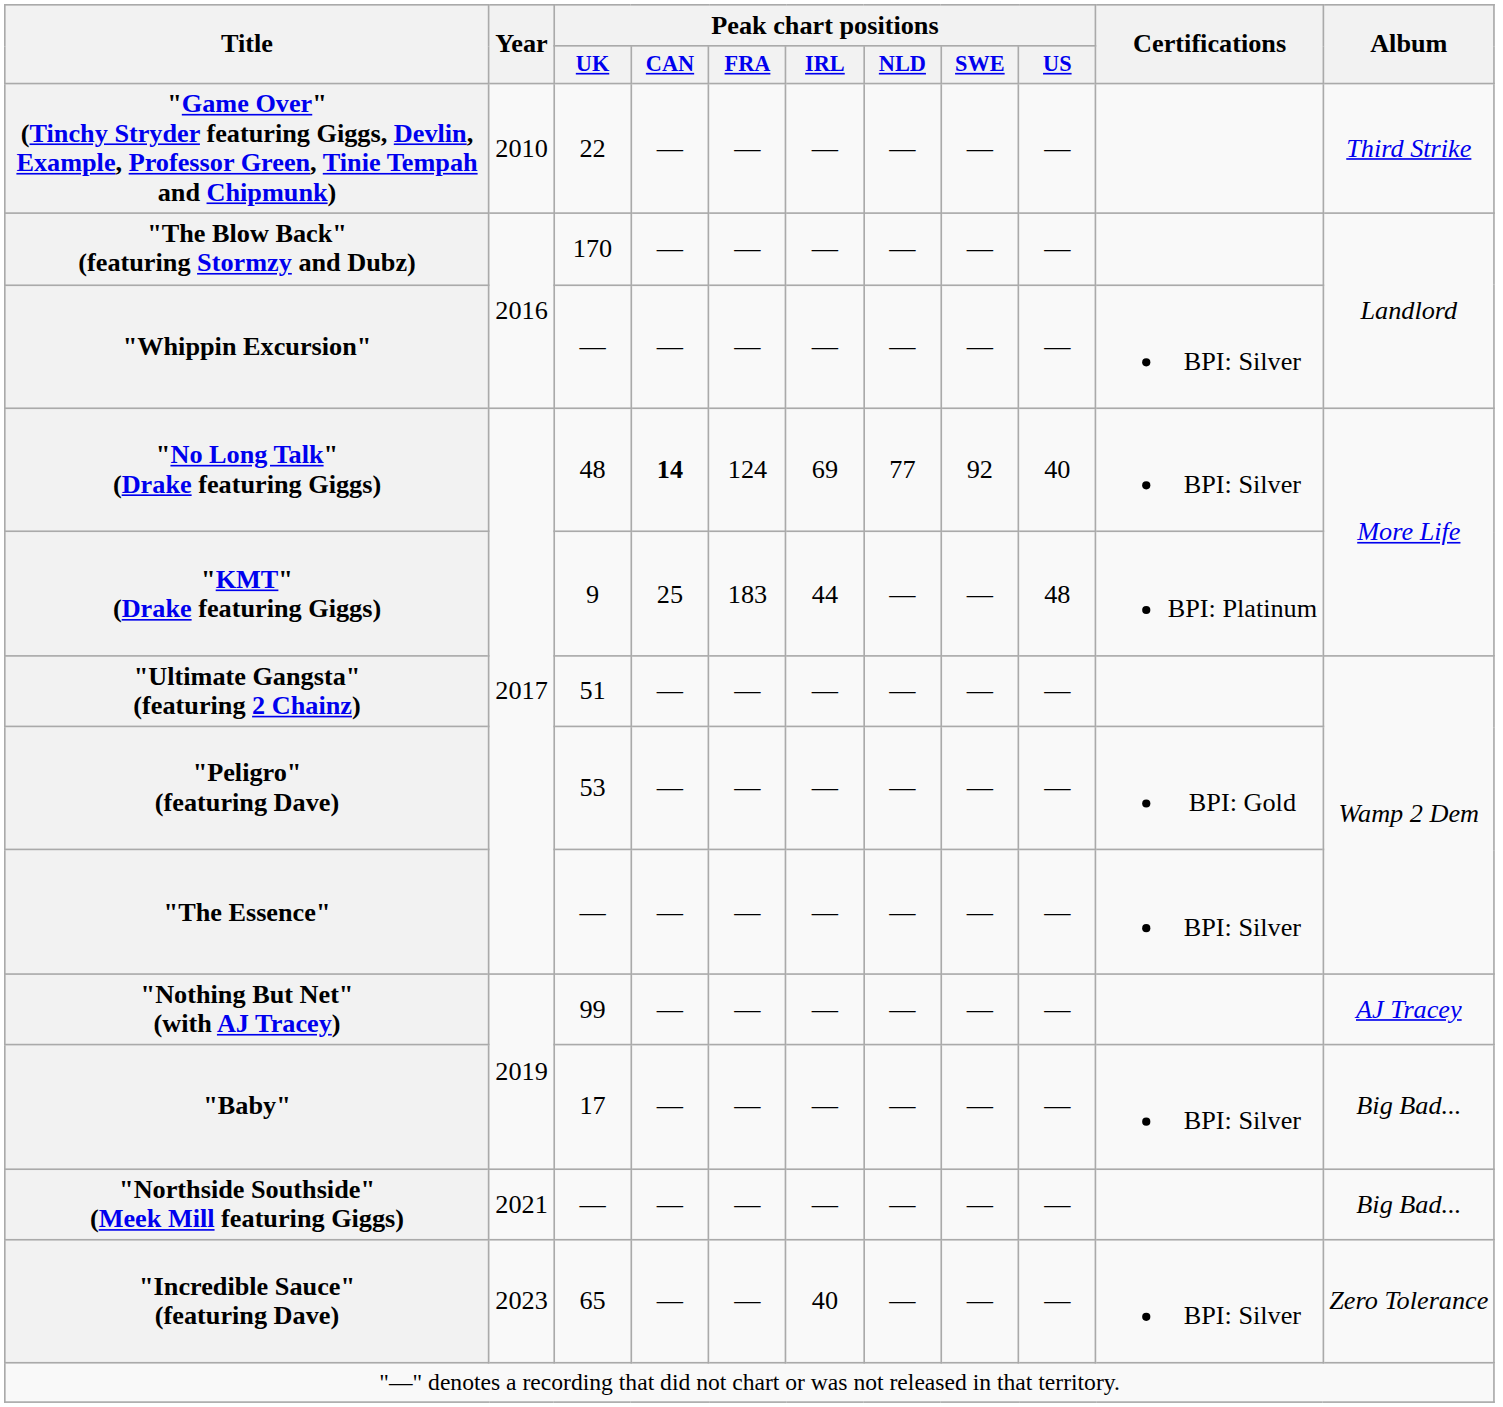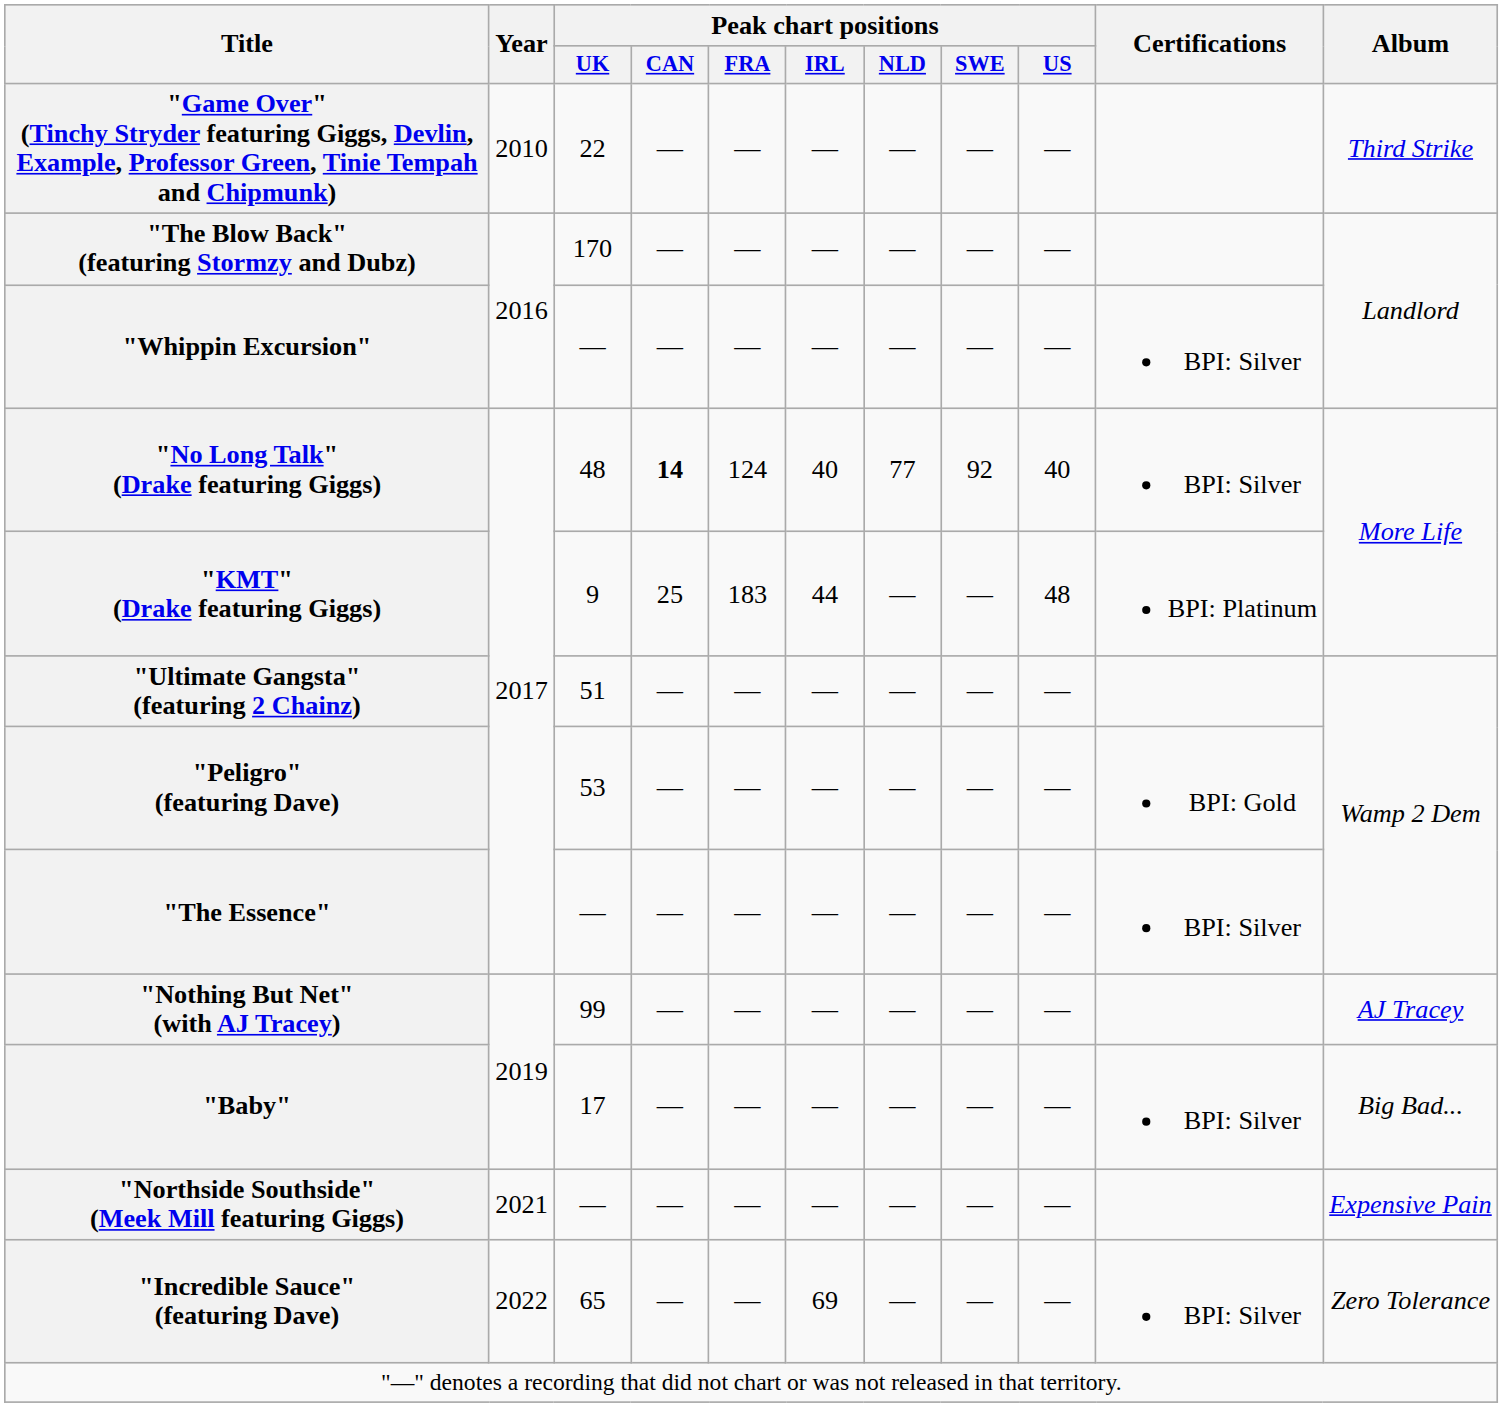(825, 469) 69 -> (825, 469) 40
(1409, 1203) Big Bad... -> (1410, 1203) Expensive Pain
(522, 1301) 2023 -> (522, 1301) 2022
(825, 1301) 40 -> (825, 1301) 69
